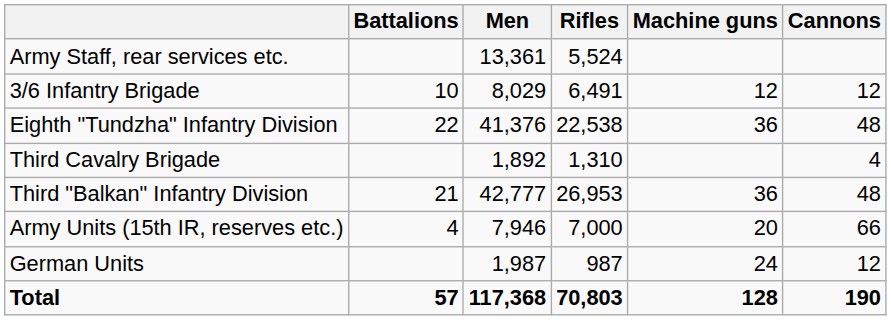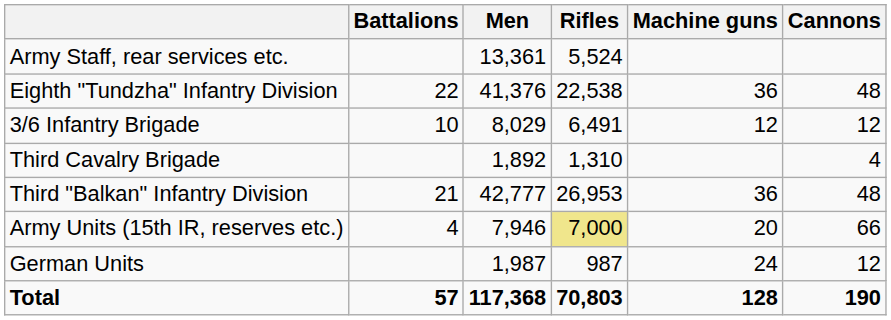rows swapped: (174, 125) <-> (105, 90)
(595, 228) no background -> (595, 228) khaki background
